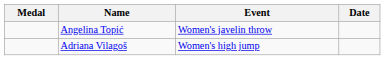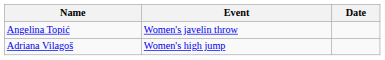- column: (31, 13)
